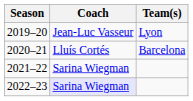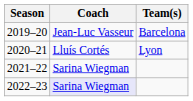(151, 31) Lyon -> (162, 31) Barcelona
(162, 50) Barcelona -> (151, 50) Lyon
